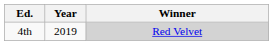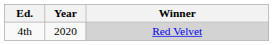(65, 31) 2019 -> (65, 31) 2020
